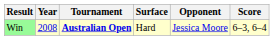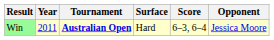columns swapped: (200, 12) <-> (249, 12)
(47, 27) 2008 -> (47, 27) 2011
